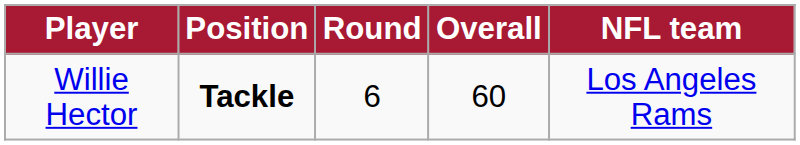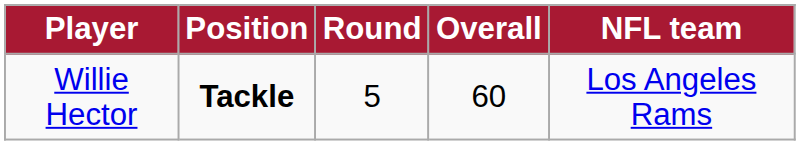(372, 96) 6 -> (372, 96) 5
